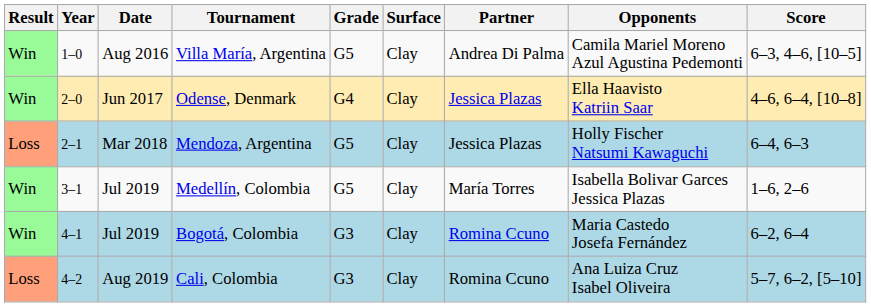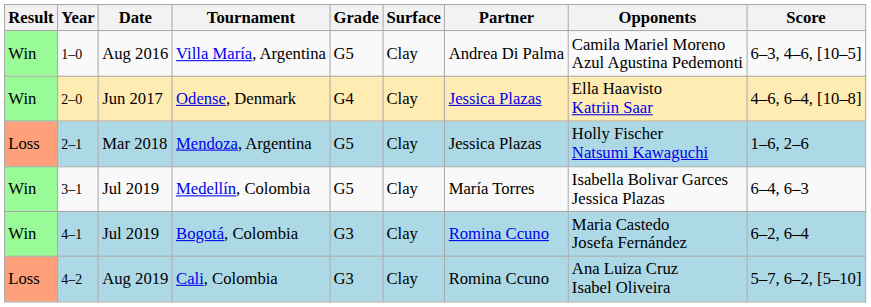(780, 143) 6–4, 6–3 -> (780, 143) 1–6, 2–6
(780, 188) 1–6, 2–6 -> (780, 188) 6–4, 6–3
